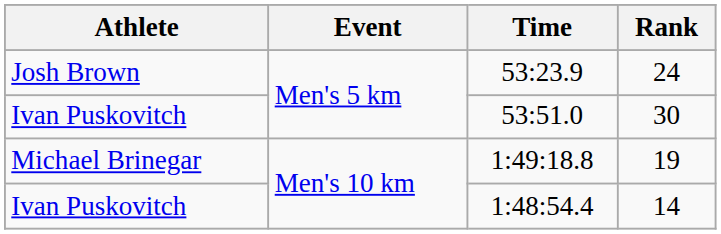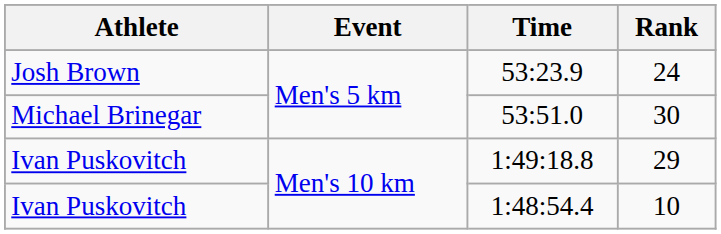(99, 116) Ivan Puskovitch -> (106, 116) Michael Brinegar
(106, 161) Michael Brinegar -> (99, 161) Ivan Puskovitch
(667, 161) 19 -> (667, 161) 29
(667, 205) 14 -> (667, 205) 10
